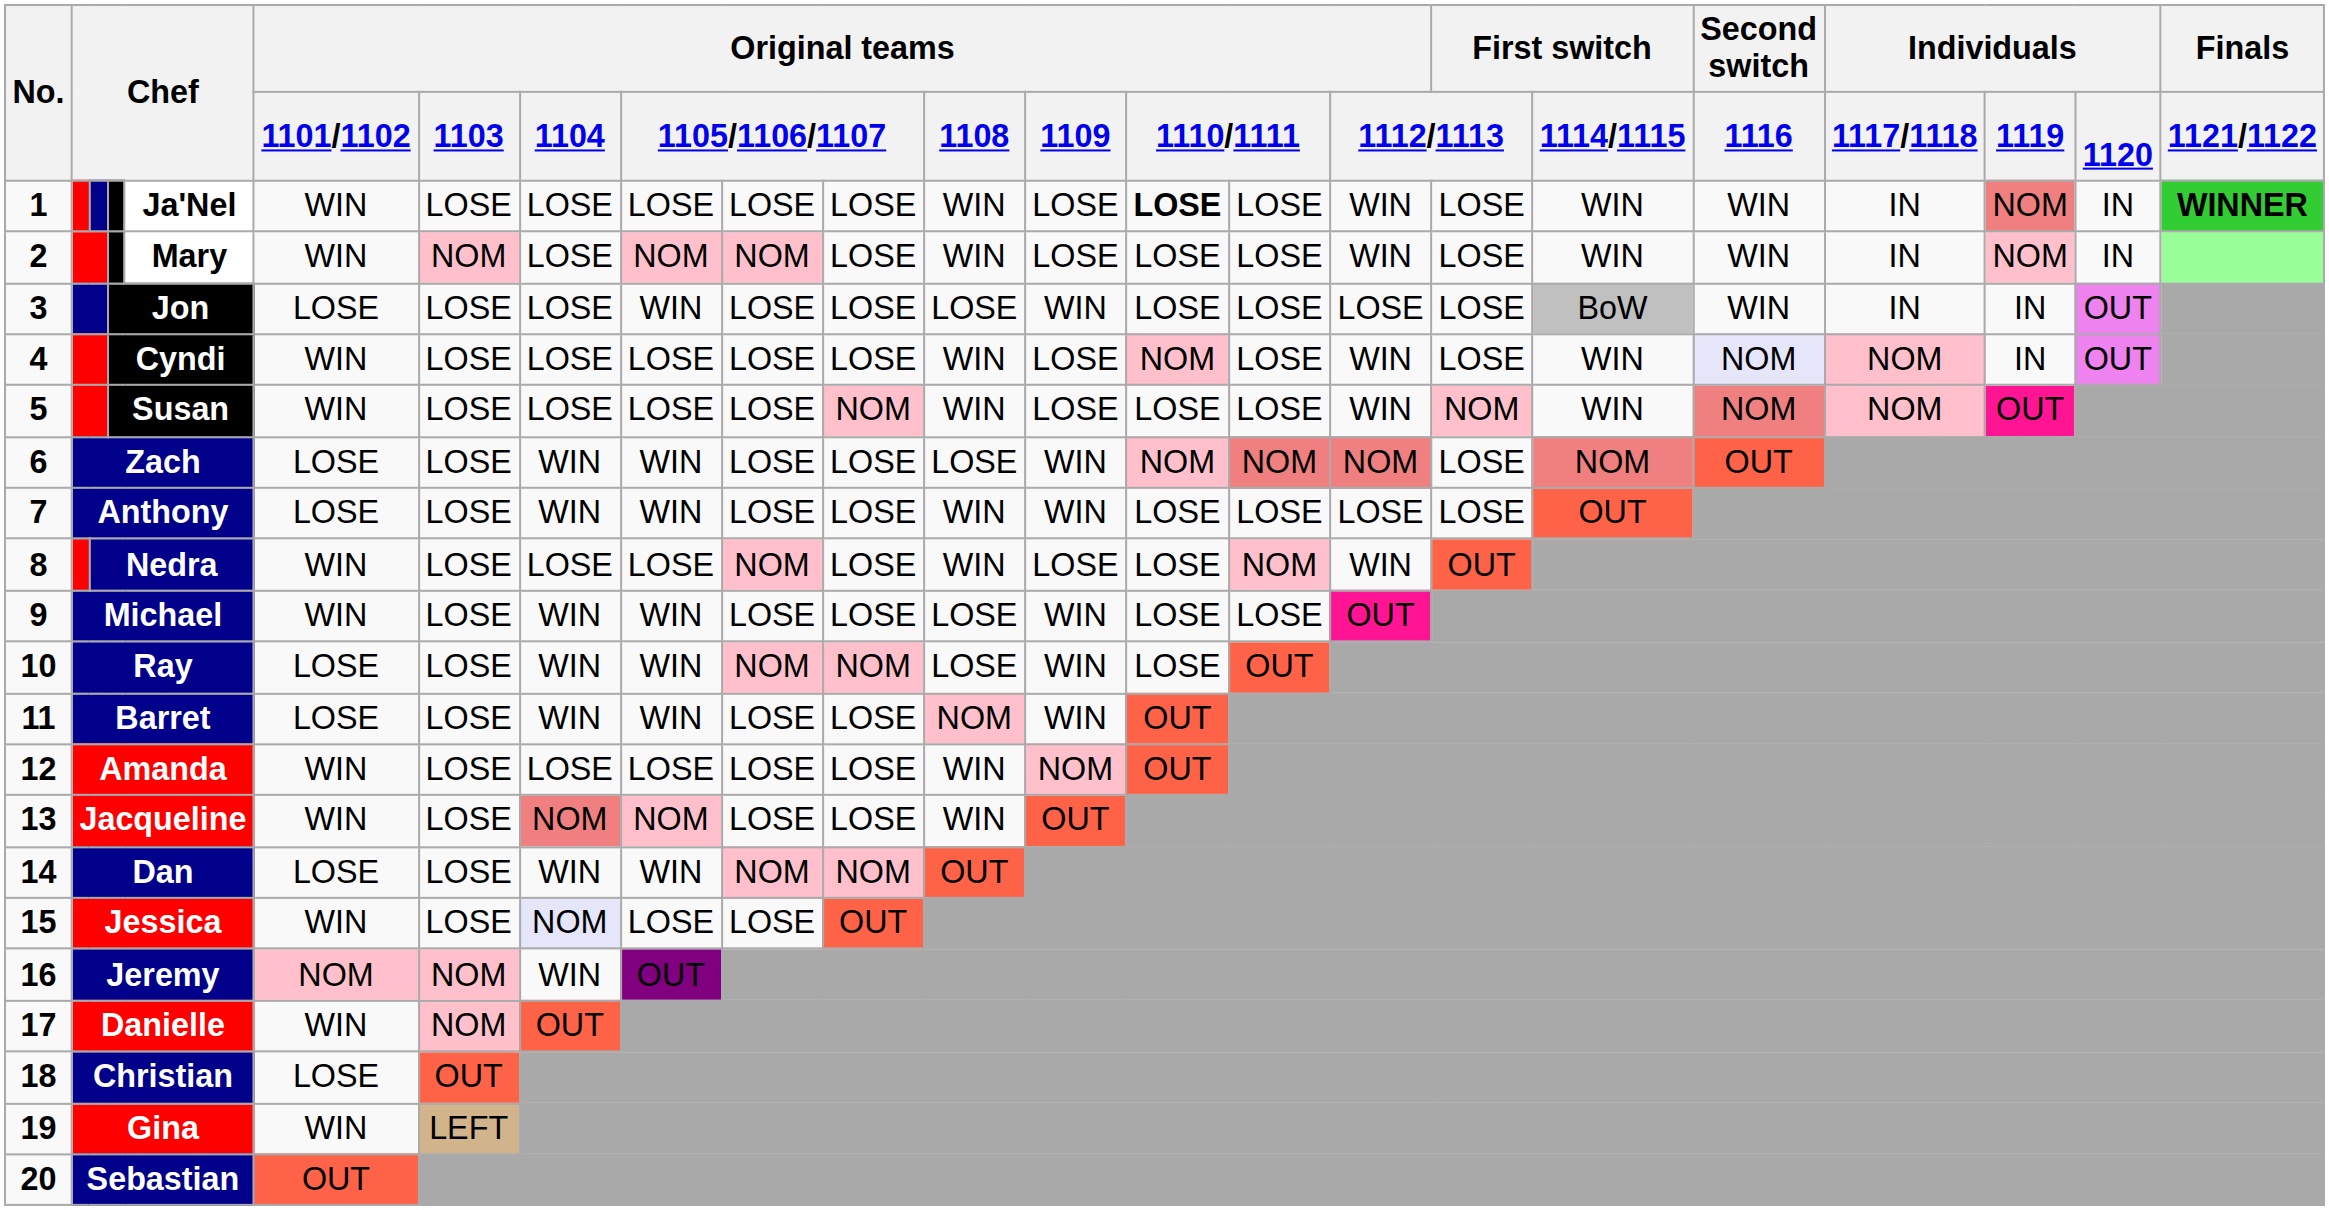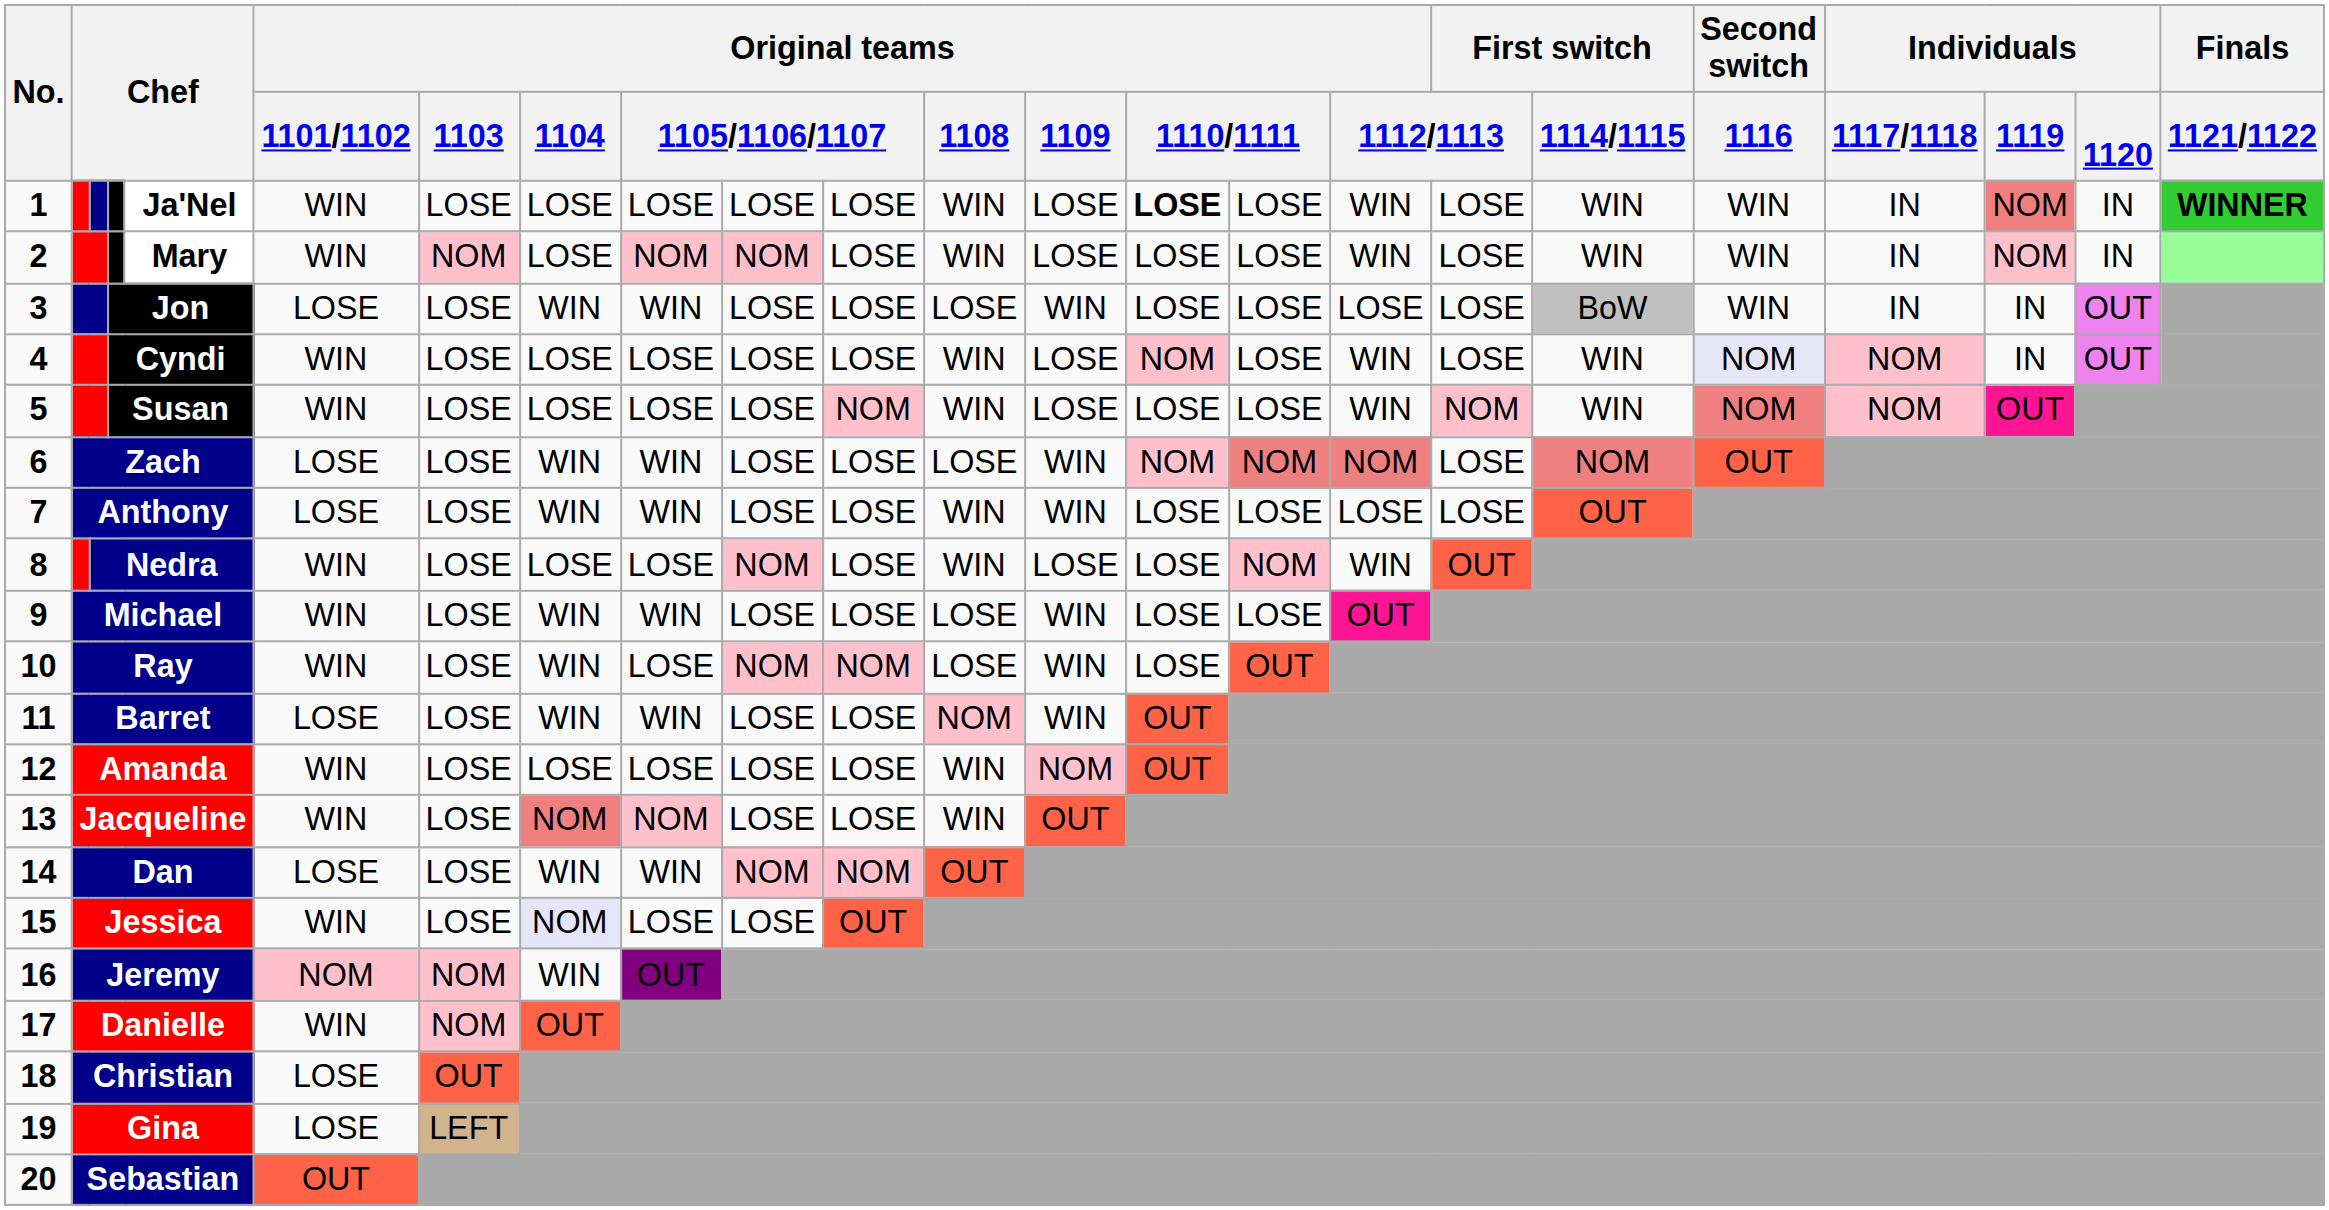(570, 307) LOSE -> (570, 307) WIN
(336, 666) LOSE -> (336, 666) WIN
(671, 666) WIN -> (671, 666) LOSE
(336, 1127) WIN -> (336, 1127) LOSE
